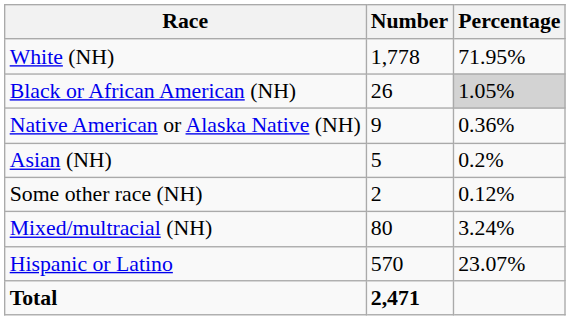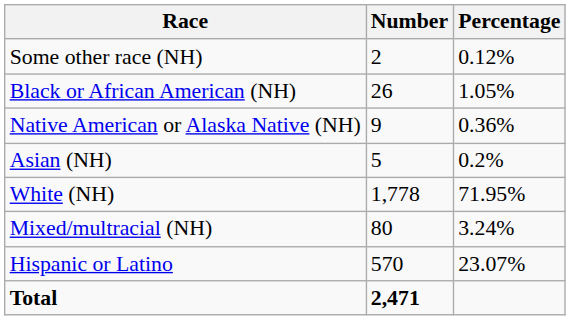rows swapped: (62, 56) <-> (106, 194)
(486, 90) lightgrey background -> (486, 90) no background
